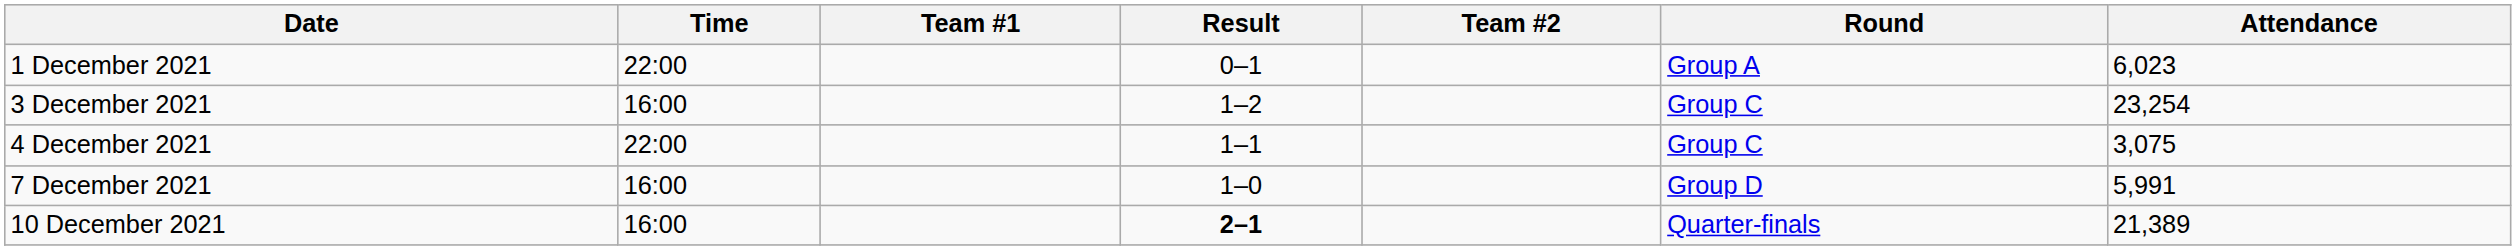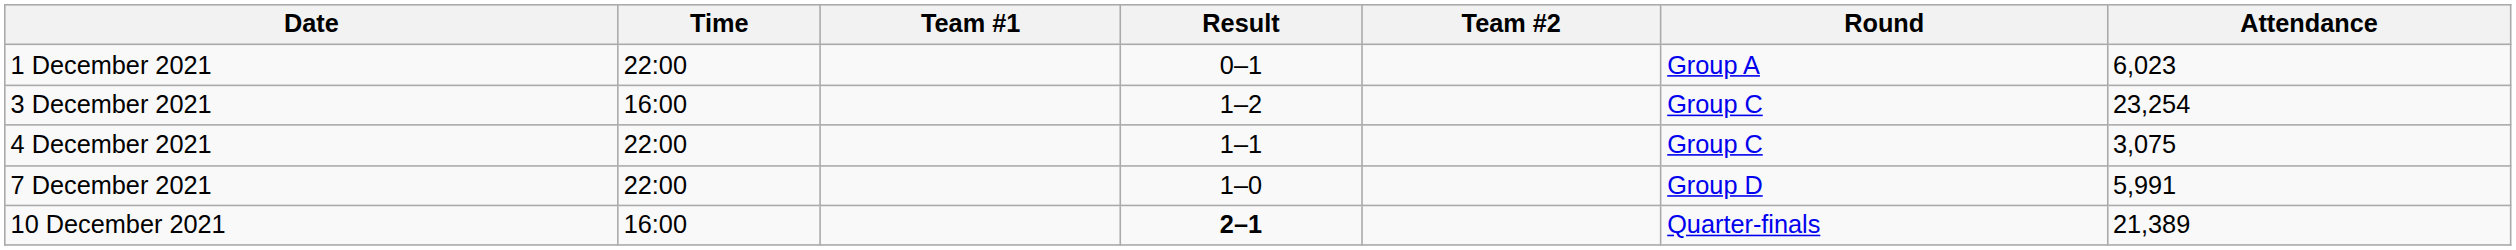(655, 184) 16:00 -> (655, 184) 22:00
